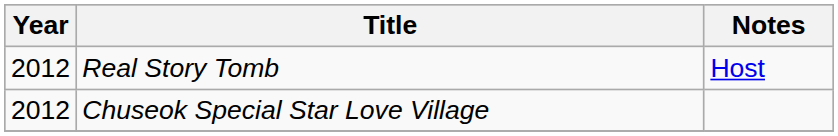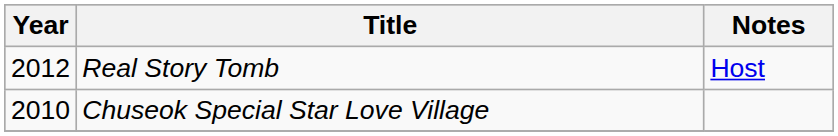(40, 109) 2012 -> (40, 109) 2010
